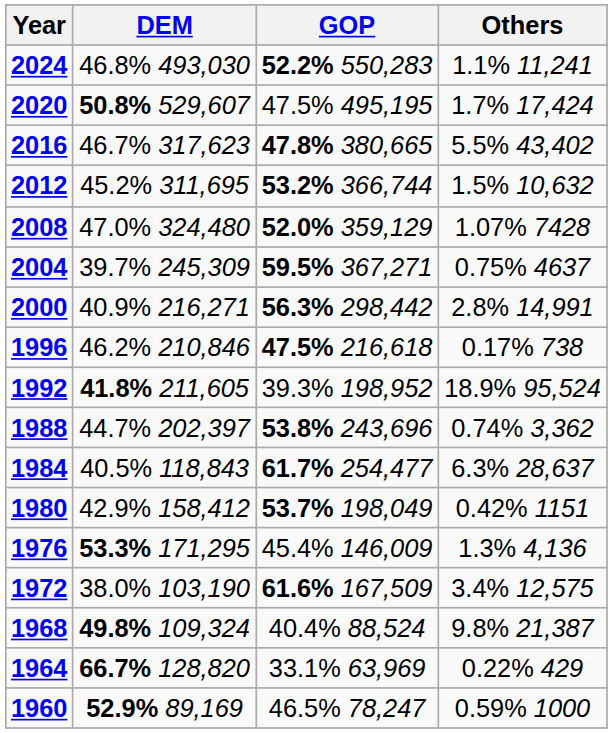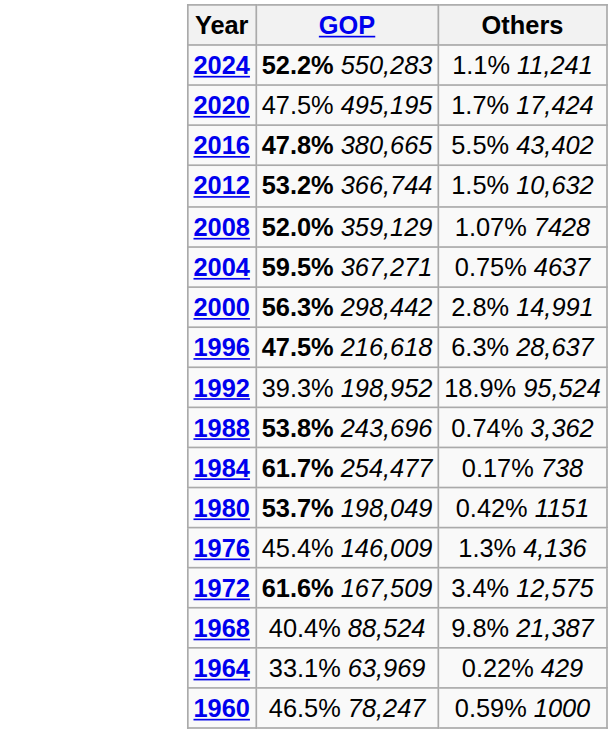- column: (165, 25)
(522, 347) 0.17% 738 -> (522, 347) 6.3% 28,637
(522, 467) 6.3% 28,637 -> (522, 467) 0.17% 738
